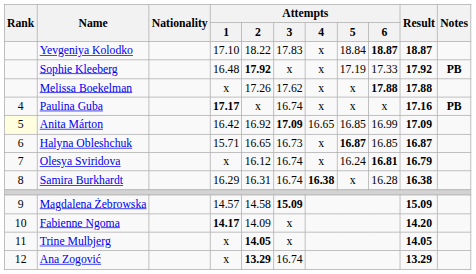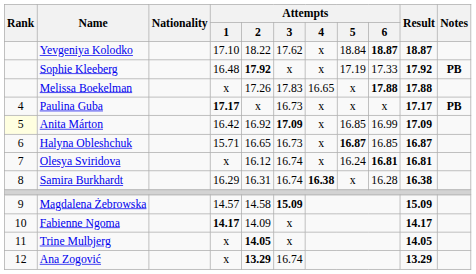(289, 50) 17.83 -> (289, 50) 17.62
(289, 87) 17.62 -> (289, 87) 17.83
(321, 87) x -> (321, 87) 16.65
(289, 106) 16.74 -> (289, 106) 16.73
(419, 106) 17.16 -> (419, 106) 17.17
(321, 124) 16.65 -> (321, 124) x
(419, 161) 16.79 -> (419, 161) 16.81
(419, 222) 14.20 -> (419, 222) 14.17
